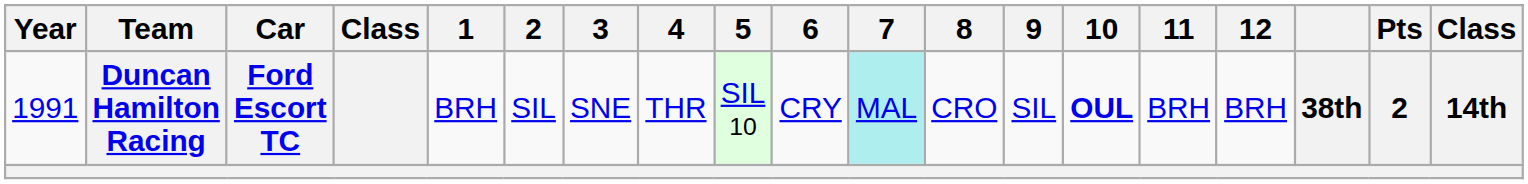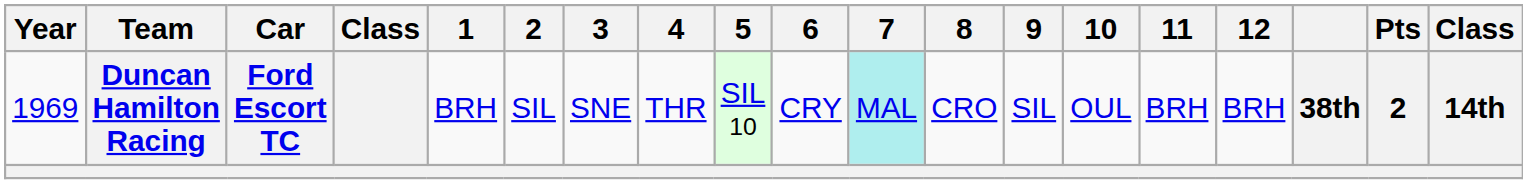(45, 108) 1991 -> (45, 108) 1969
(1102, 108) bold -> (1101, 108) normal
